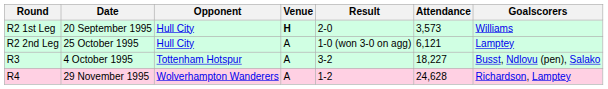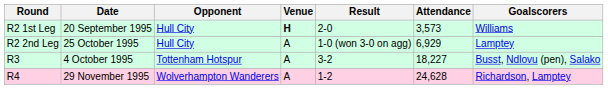(429, 44) 6,121 -> (429, 44) 6,929
